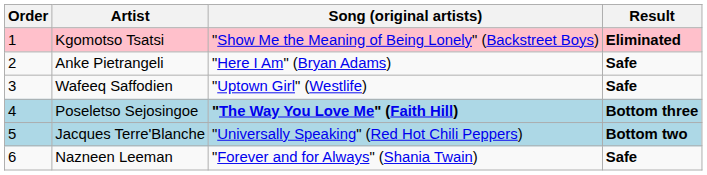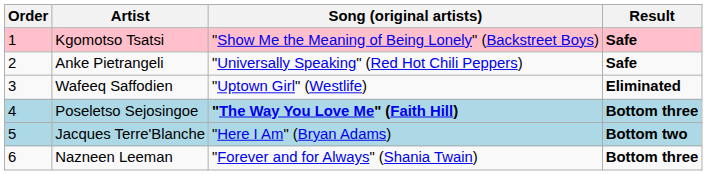(643, 39) Eliminated -> (621, 39) Safe
(302, 63) "Here I Am" (Bryan Adams) -> (367, 63) "Universally Speaking" (Red Hot Chili Peppers)
(621, 87) Safe -> (643, 87) Eliminated
(367, 134) "Universally Speaking" (Red Hot Chili Peppers) -> (302, 134) "Here I Am" (Bryan Adams)
(621, 157) Safe -> (652, 157) Bottom three
